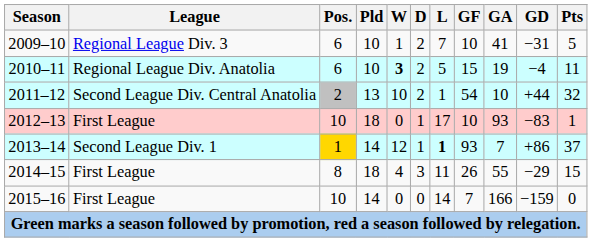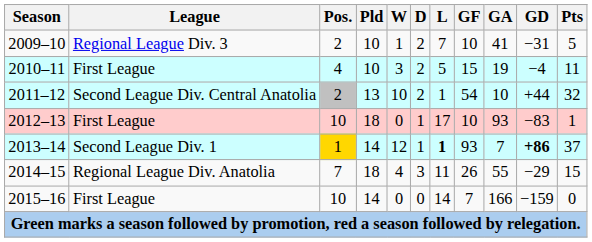(338, 43) 6 -> (338, 43) 2
(174, 69) Regional League Div. Anatolia -> (114, 69) First League
(338, 69) 6 -> (338, 69) 4
(399, 69) bold -> (399, 69) normal
(537, 146) normal -> (537, 146) bold
(114, 172) First League -> (174, 172) Regional League Div. Anatolia
(338, 172) 8 -> (338, 172) 7
